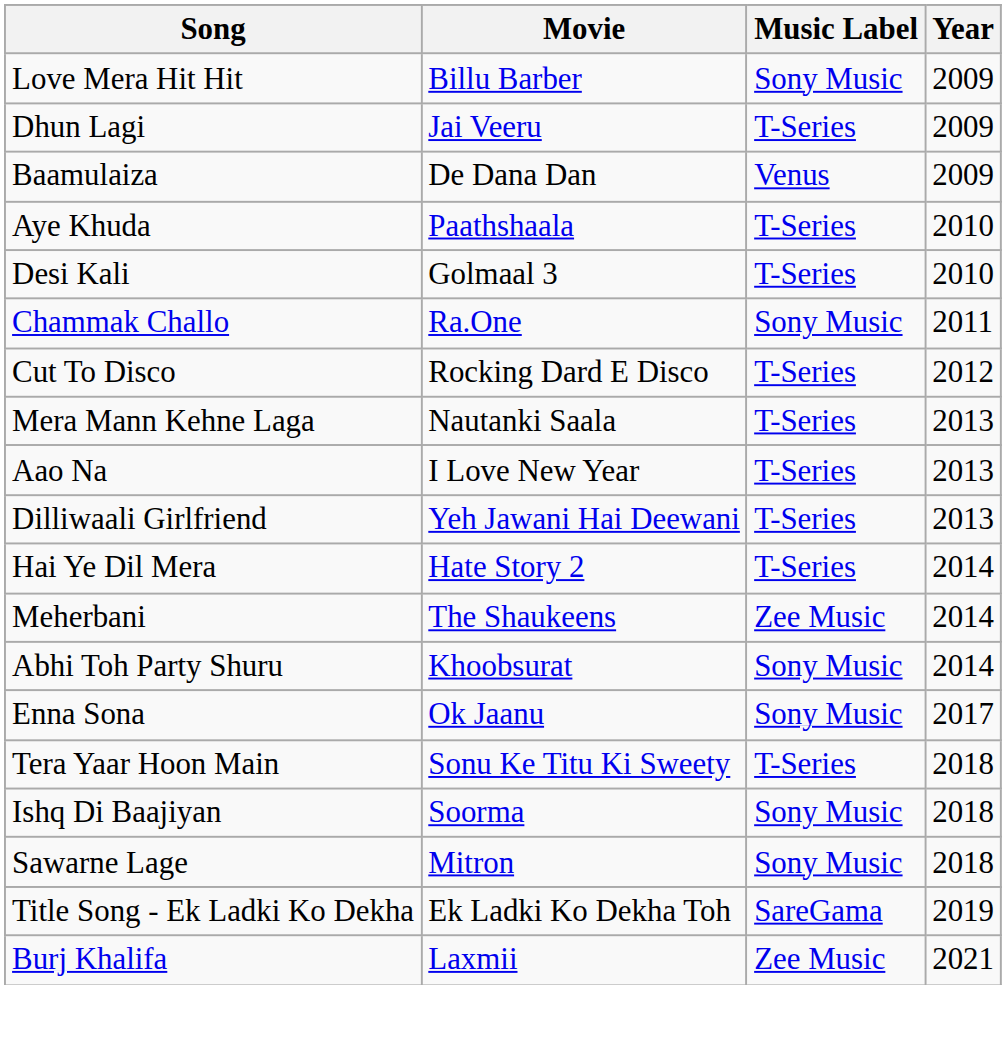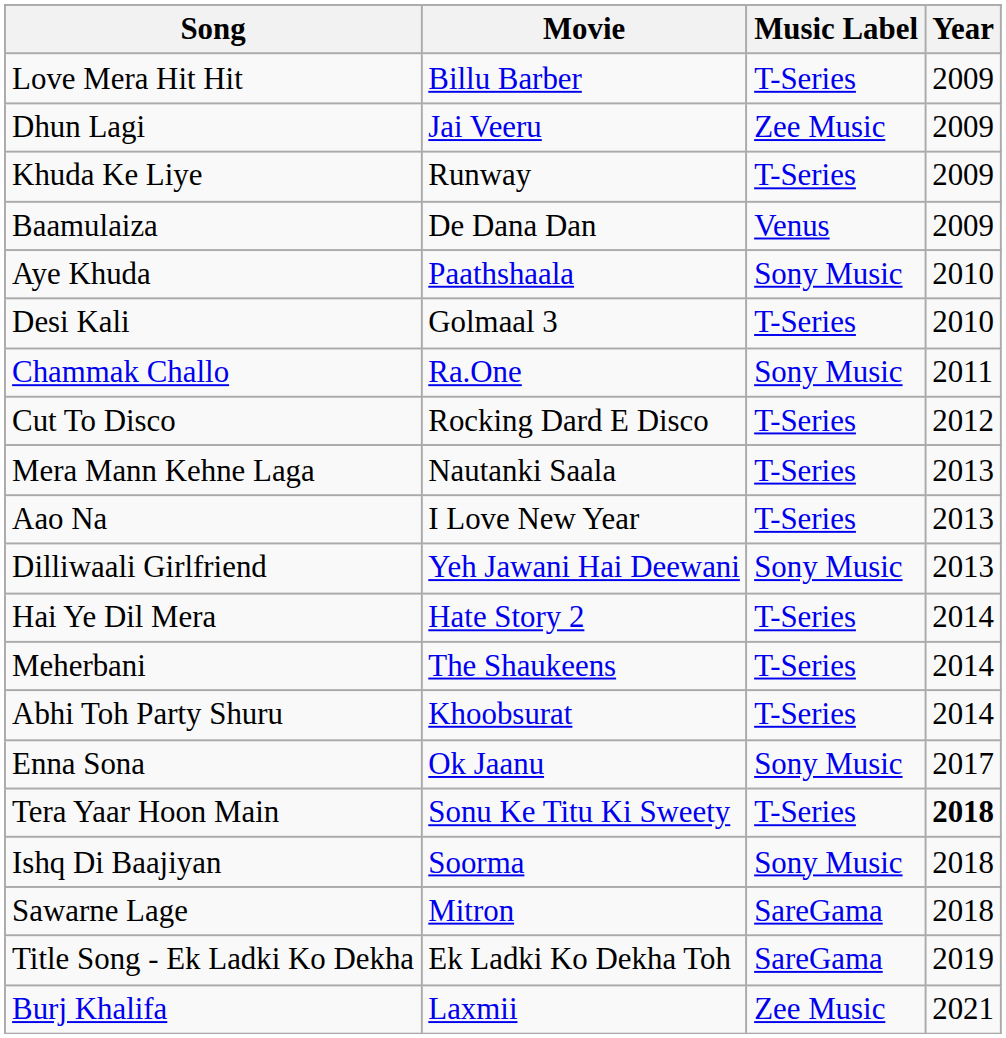(828, 77) Sony Music -> (805, 77) T-Series
(805, 126) T-Series -> (820, 126) Zee Music
+ row: (107, 175)
(805, 224) T-Series -> (828, 273) Sony Music
(805, 518) T-Series -> (828, 567) Sony Music
(820, 616) Zee Music -> (805, 665) T-Series
(828, 665) Sony Music -> (805, 714) T-Series
(963, 763) normal -> (963, 812) bold
(828, 861) Sony Music -> (818, 910) SareGama
